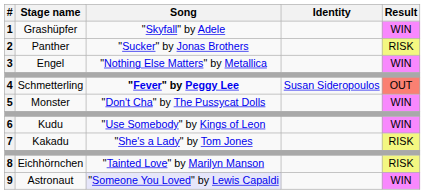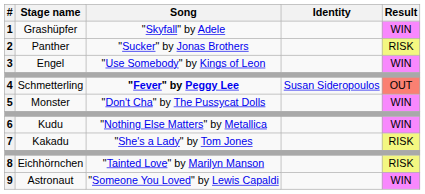(183, 64) "Nothing Else Matters" by Metallica -> (183, 64) "Use Somebody" by Kings of Leon
(183, 124) "Use Somebody" by Kings of Leon -> (183, 124) "Nothing Else Matters" by Metallica
(184, 180) lavender background -> (184, 180) no background
